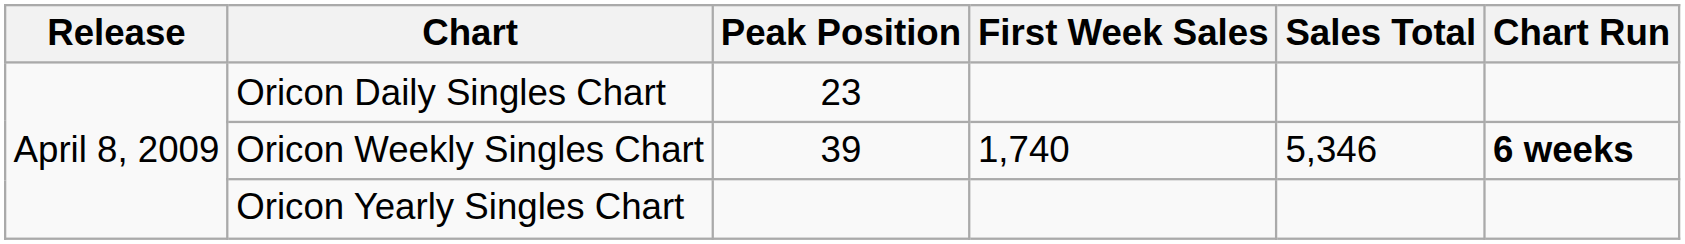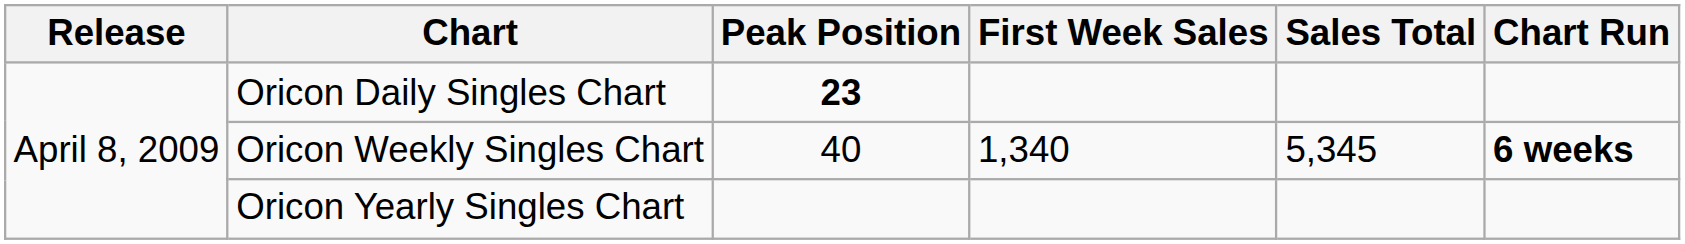(841, 91) normal -> (841, 91) bold
(841, 149) 39 -> (841, 149) 40
(1024, 149) 1,740 -> (1024, 149) 1,340
(1331, 149) 5,346 -> (1331, 149) 5,345
